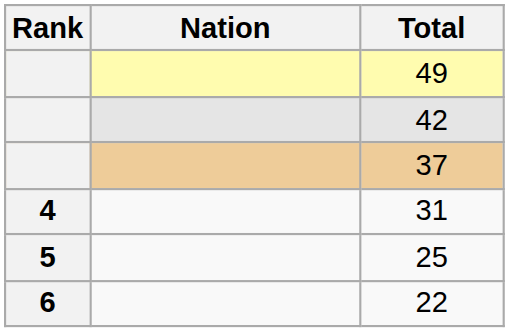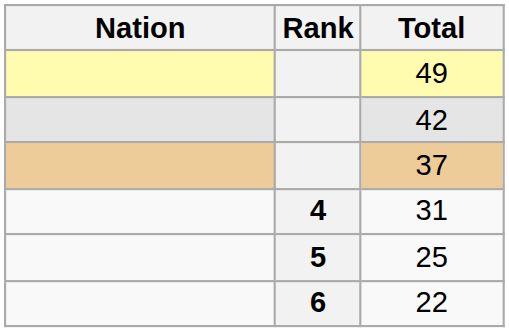columns swapped: (48, 28) <-> (225, 28)
